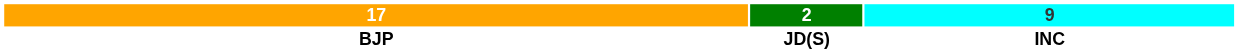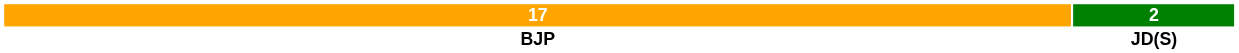- column: (1050, 15)
